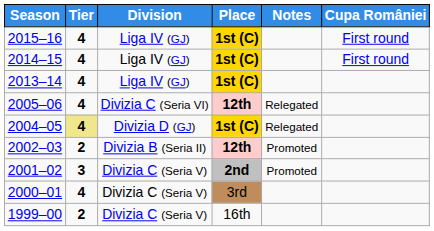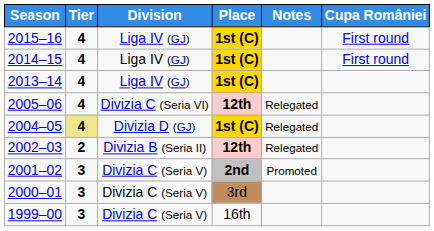(292, 149) Promoted -> (292, 149) Relegated
(81, 192) 4 -> (81, 192) 3
(81, 215) 2 -> (81, 215) 3
